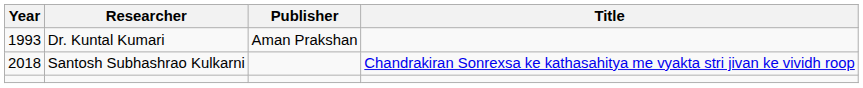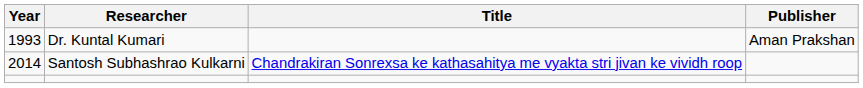columns swapped: (305, 16) <-> (610, 16)
(24, 63) 2018 -> (24, 63) 2014
